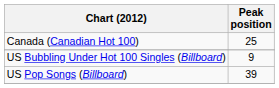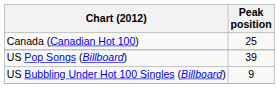rows swapped: (116, 58) <-> (67, 74)
